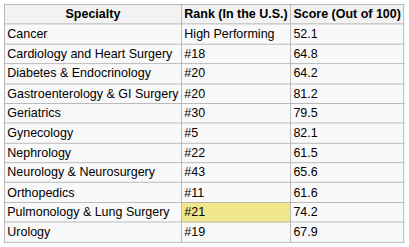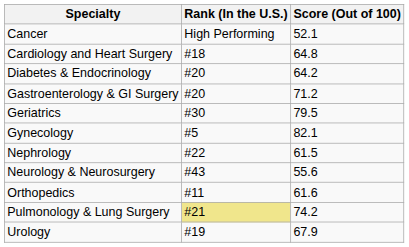(306, 93) 81.2 -> (306, 93) 71.2
(306, 172) 65.6 -> (306, 172) 55.6
